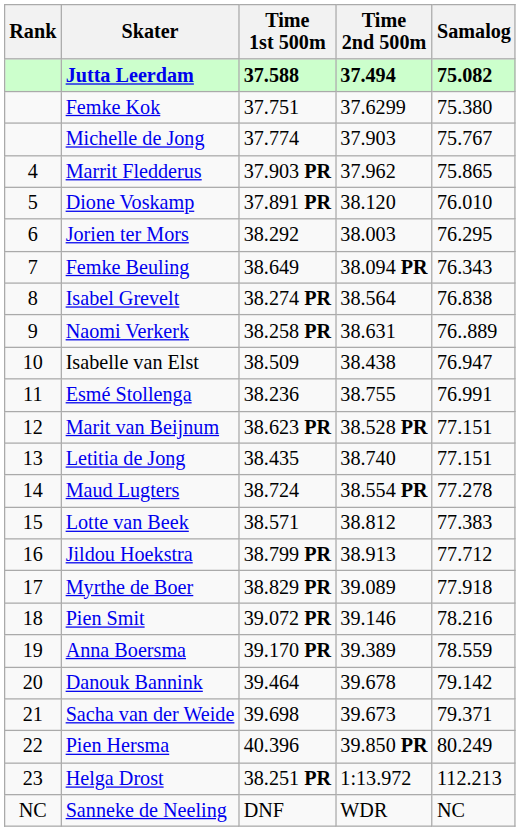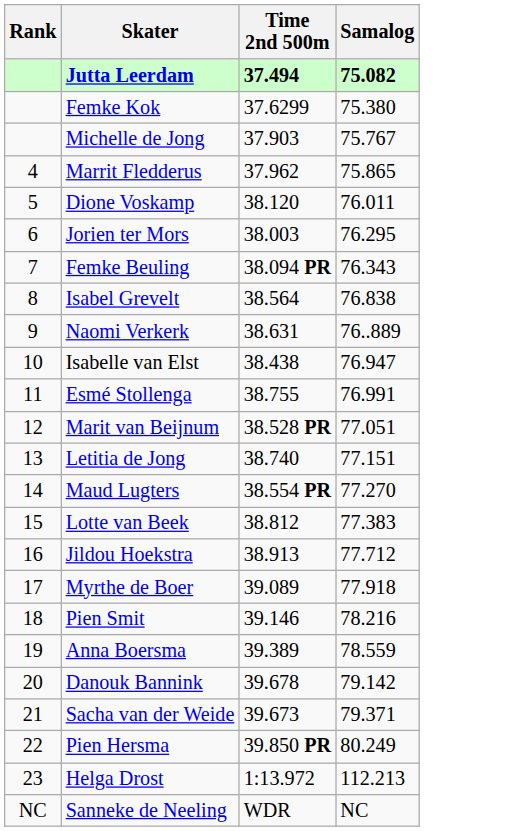- column: (287, 31)
(465, 203) 76.010 -> (368, 203) 76.011
(465, 426) 77.151 -> (368, 426) 77.051
(465, 490) 77.278 -> (368, 490) 77.270
